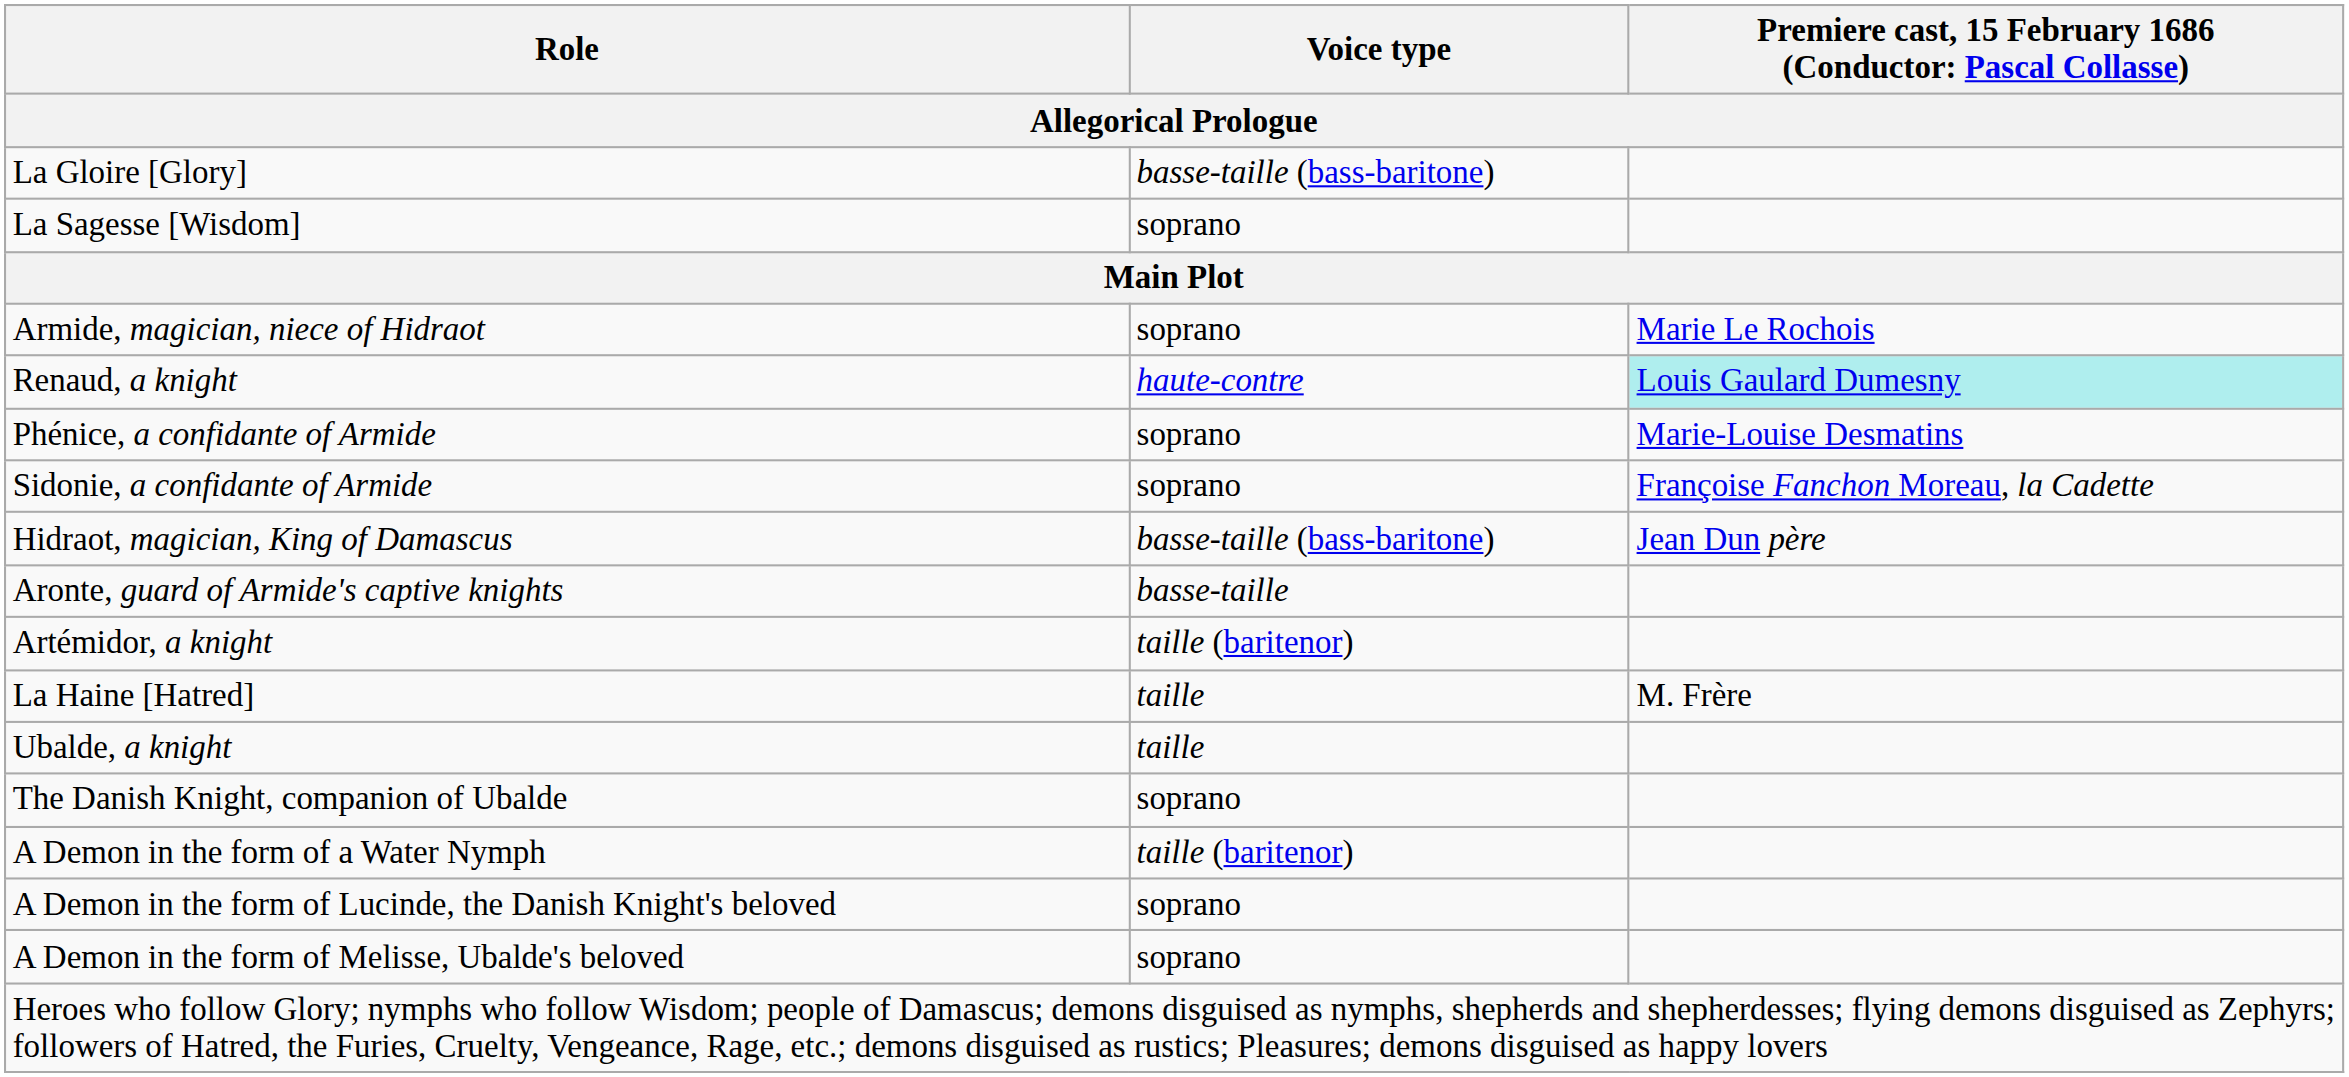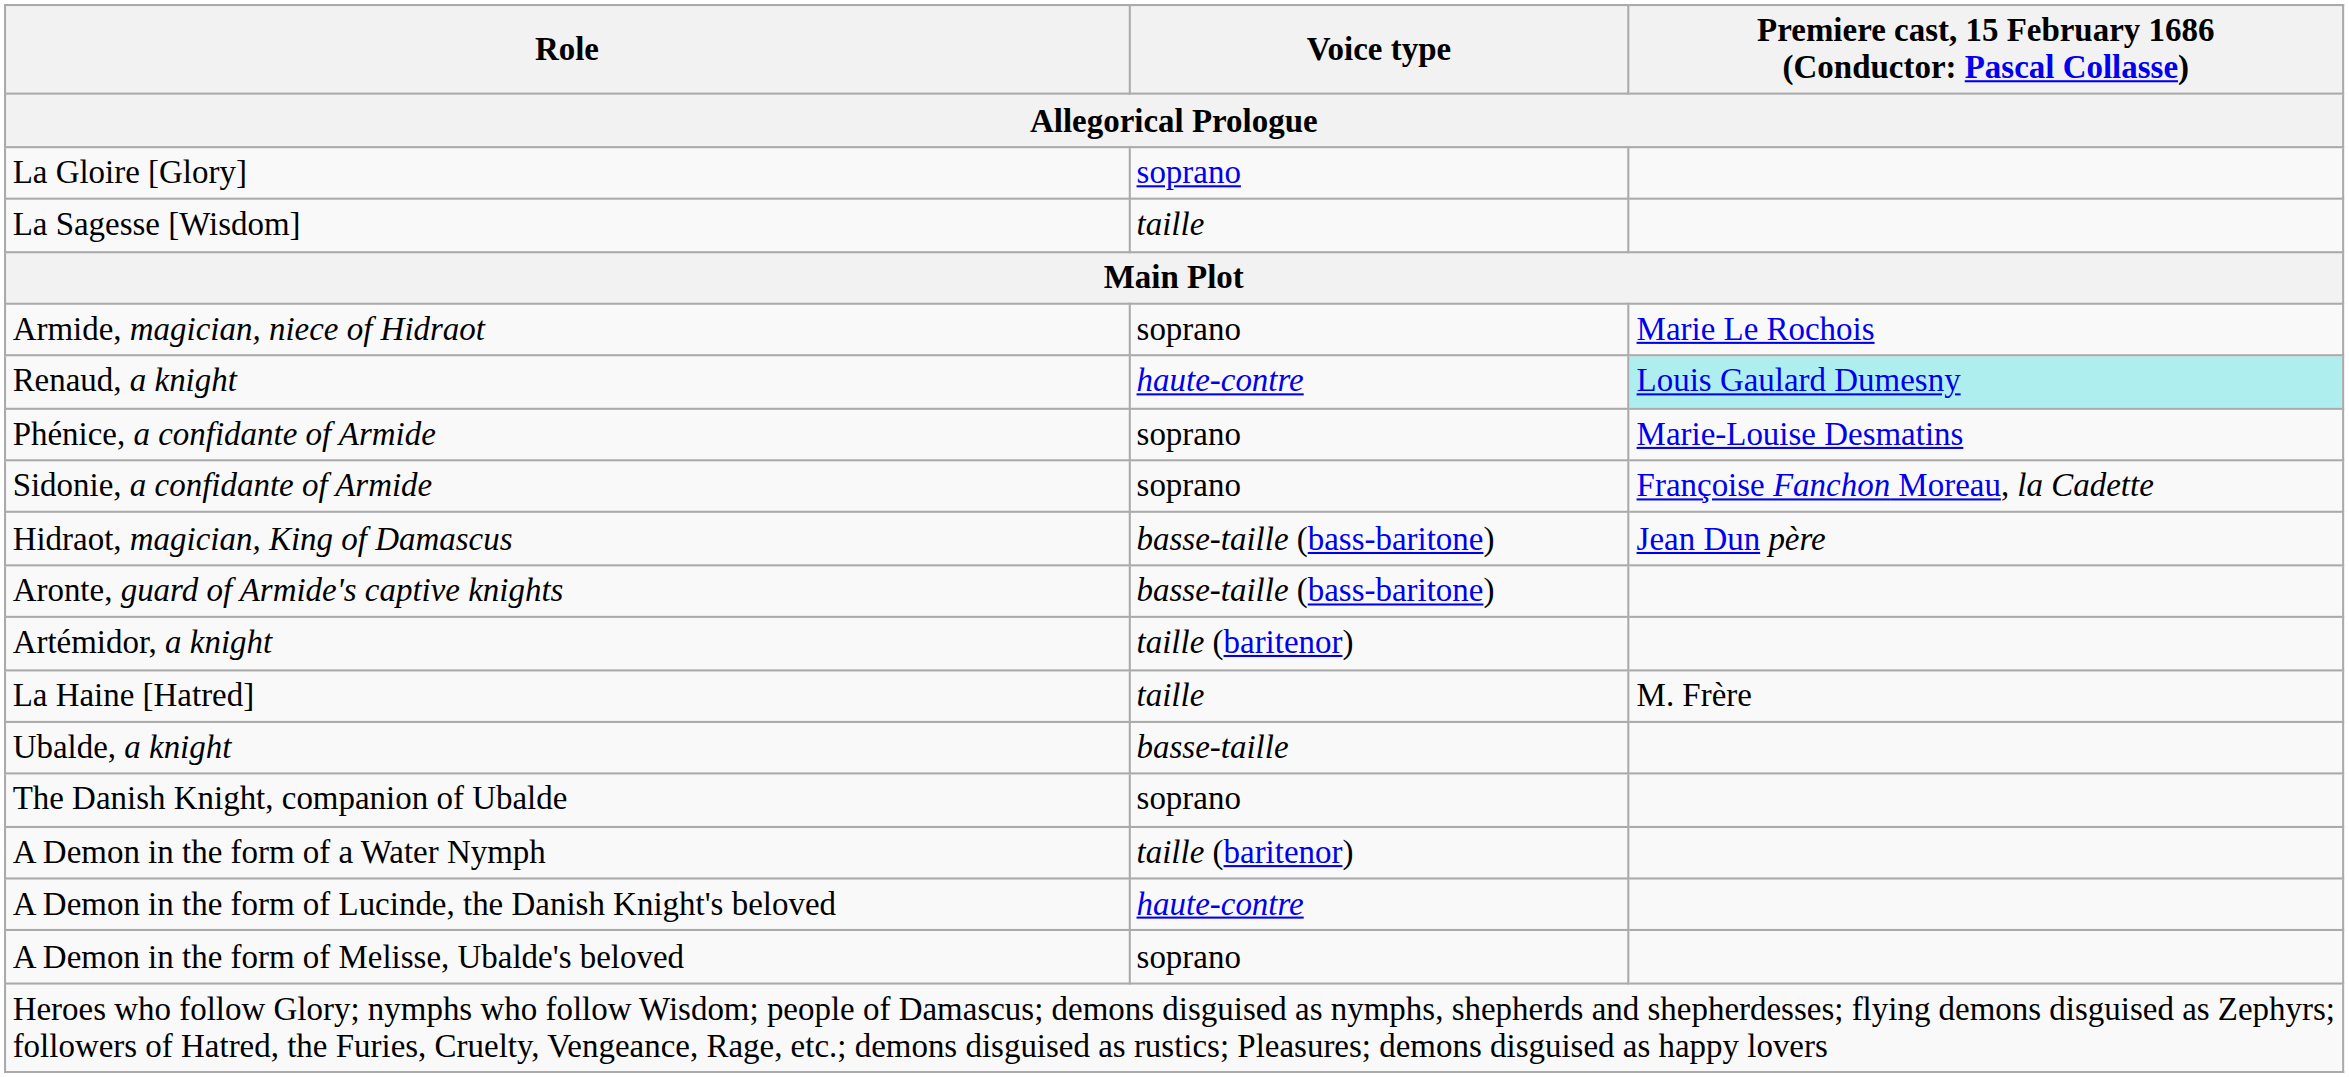(1315, 172) basse-taille (bass-baritone) -> (1189, 172) soprano
(1189, 224) soprano -> (1170, 224) taille
(1213, 590) basse-taille -> (1315, 590) basse-taille (bass-baritone)
(1170, 747) taille -> (1213, 747) basse-taille
(1189, 904) soprano -> (1220, 904) haute-contre
